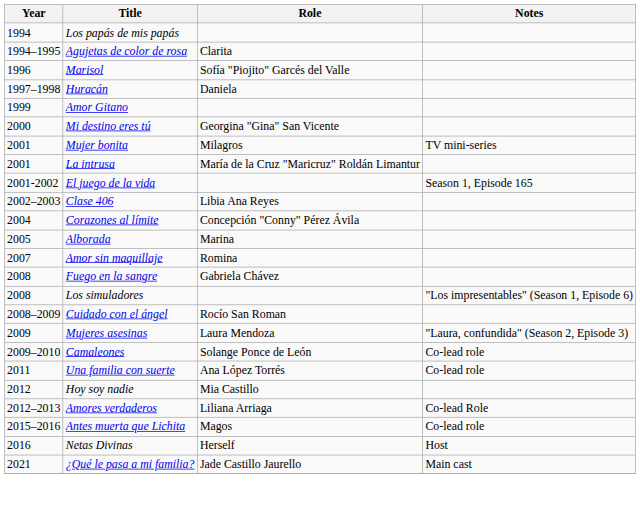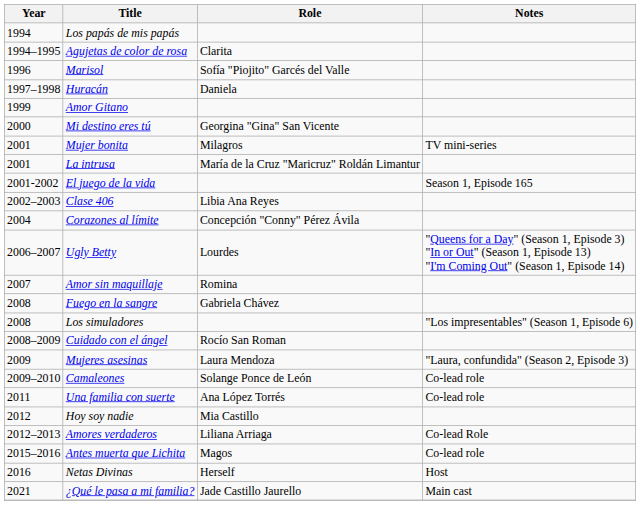- row: (88, 239)
+ row: (91, 252)
